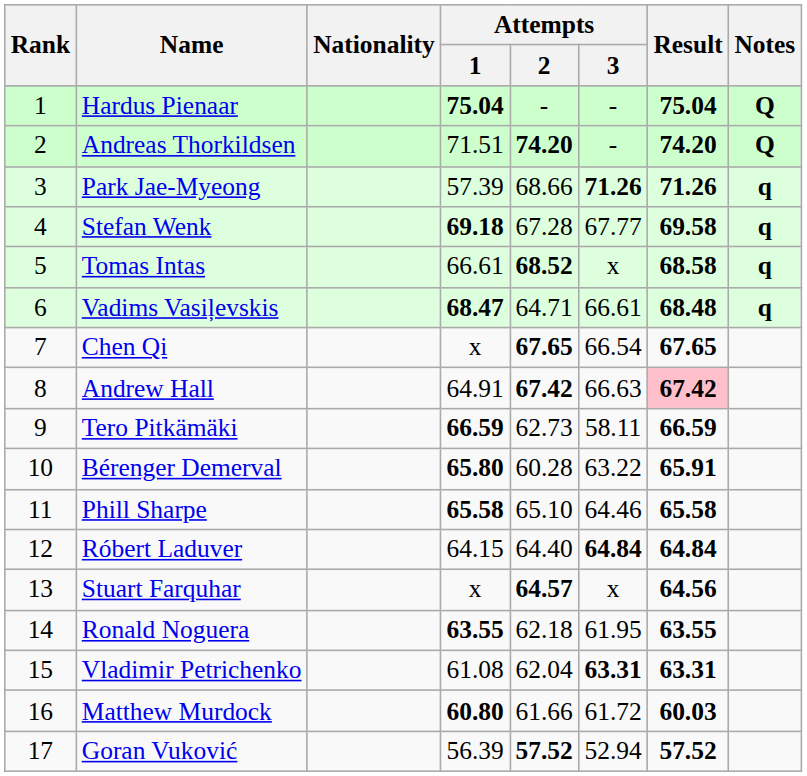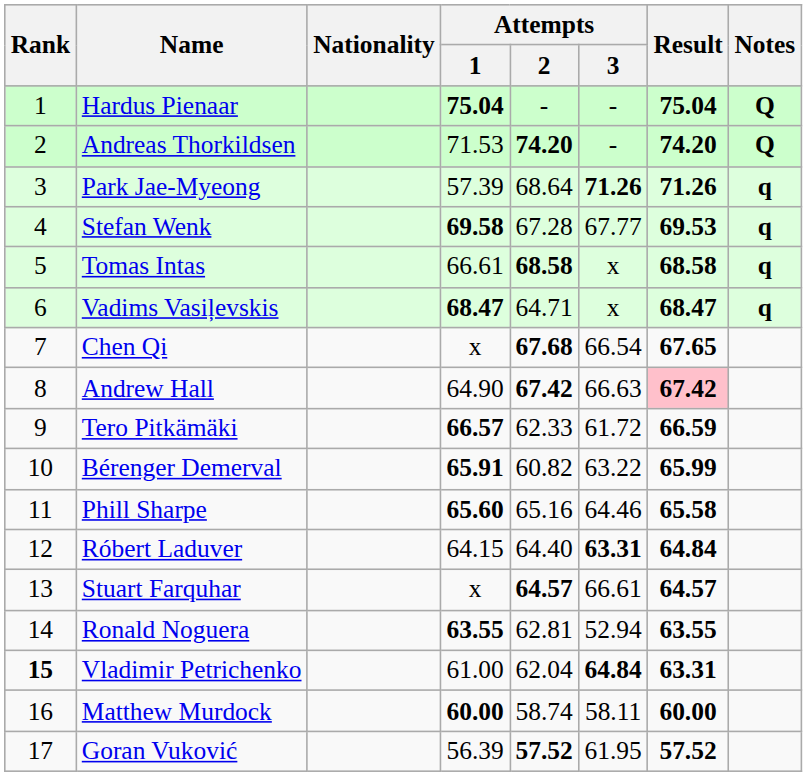(475, 145) 71.51 -> (475, 145) 71.53
(544, 186) 68.66 -> (544, 186) 68.64
(475, 226) 69.18 -> (475, 226) 69.58
(688, 226) 69.58 -> (688, 226) 69.53
(544, 266) 68.52 -> (544, 266) 68.58
(613, 307) 66.61 -> (613, 307) x
(688, 307) 68.48 -> (688, 307) 68.47
(544, 347) 67.65 -> (544, 347) 67.68
(475, 387) 64.91 -> (475, 387) 64.90
(475, 428) 66.59 -> (475, 428) 66.57
(544, 428) 62.73 -> (544, 428) 62.33
(613, 428) 58.11 -> (613, 428) 61.72
(475, 468) 65.80 -> (475, 468) 65.91
(544, 468) 60.28 -> (544, 468) 60.82
(688, 468) 65.91 -> (688, 468) 65.99
(475, 508) 65.58 -> (475, 508) 65.60
(544, 508) 65.10 -> (544, 508) 65.16
(613, 549) 64.84 -> (613, 549) 63.31
(613, 589) x -> (613, 589) 66.61
(688, 589) 64.56 -> (688, 589) 64.57
(544, 629) 62.18 -> (544, 629) 62.81
(613, 629) 61.95 -> (613, 629) 52.94
(40, 670) normal -> (40, 670) bold
(475, 670) 61.08 -> (475, 670) 61.00
(613, 670) 63.31 -> (613, 670) 64.84
(475, 710) 60.80 -> (475, 710) 60.00
(544, 710) 61.66 -> (544, 710) 58.74
(613, 710) 61.72 -> (613, 710) 58.11
(688, 710) 60.03 -> (688, 710) 60.00
(613, 750) 52.94 -> (613, 750) 61.95
